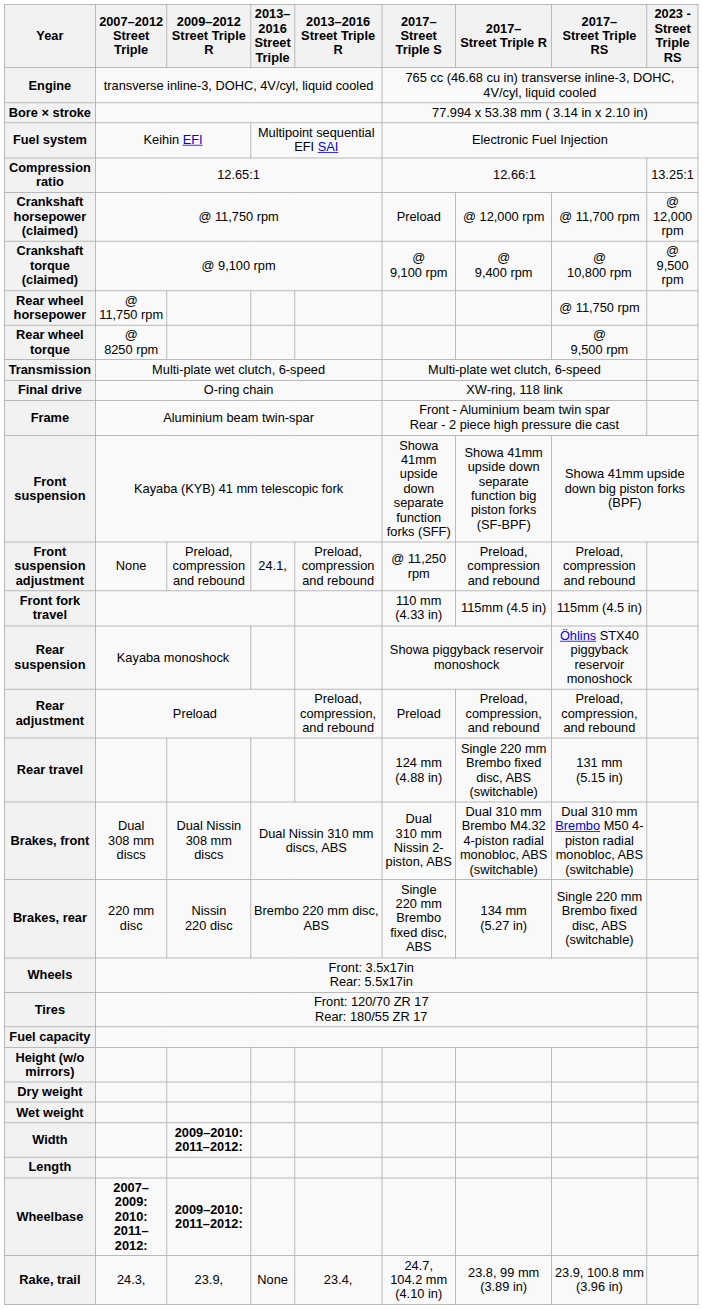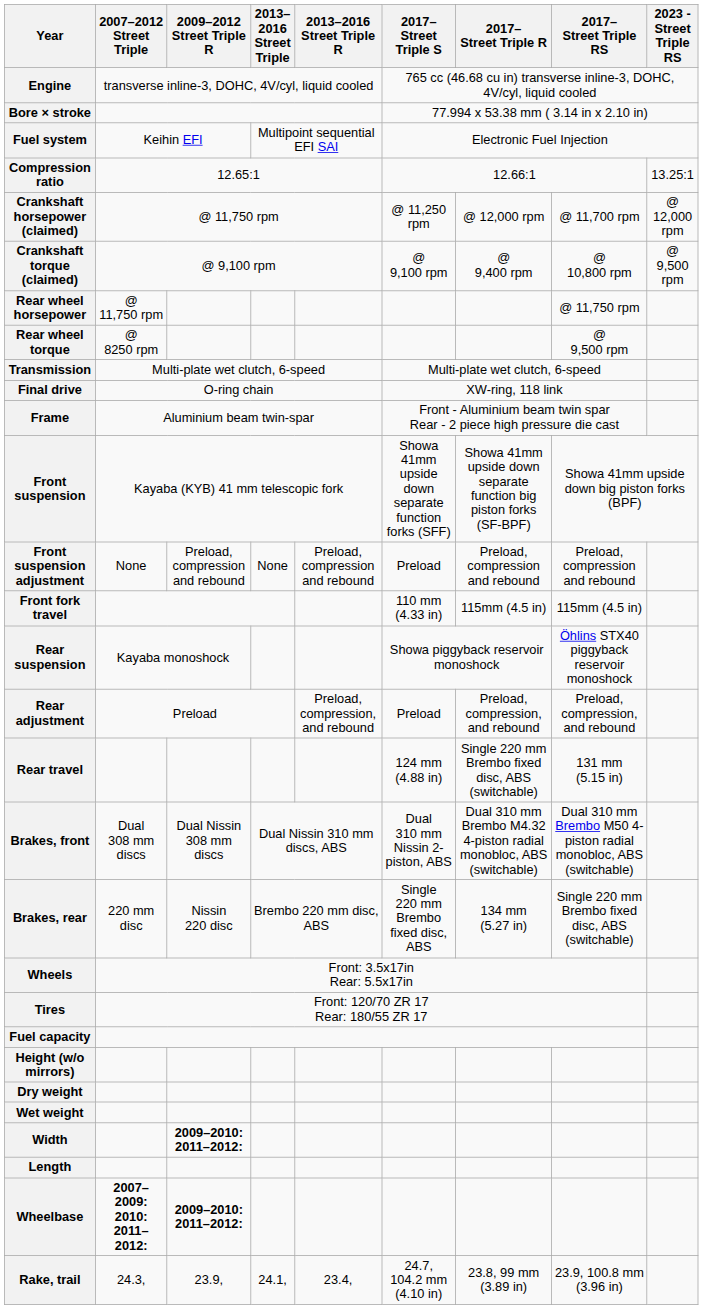(419, 216) Preload -> (419, 216) @ 11,250 rpm
(273, 566) 24.1, -> (273, 566) None
(419, 566) @ 11,250 rpm -> (419, 566) Preload
(273, 1280) None -> (273, 1280) 24.1,
